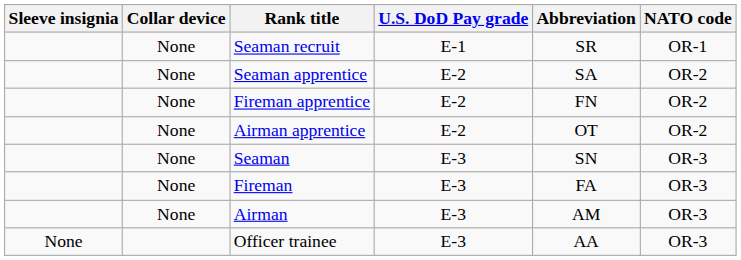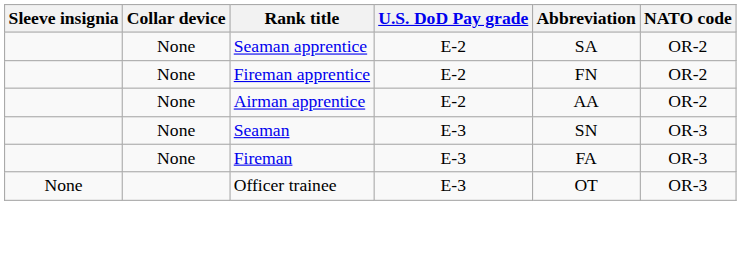- row: (287, 46)
(586, 130) OT -> (586, 102) AA
- row: (261, 213)
(586, 241) AA -> (586, 185) OT
